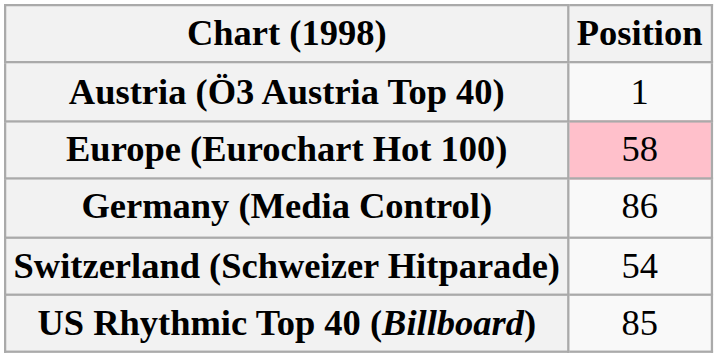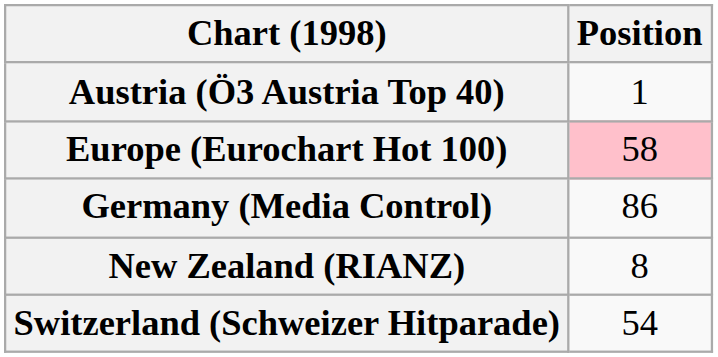+ row: (287, 264)
- row: (287, 322)
